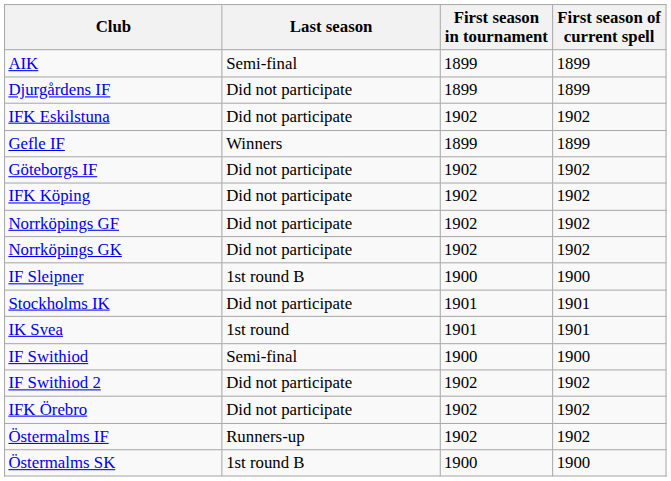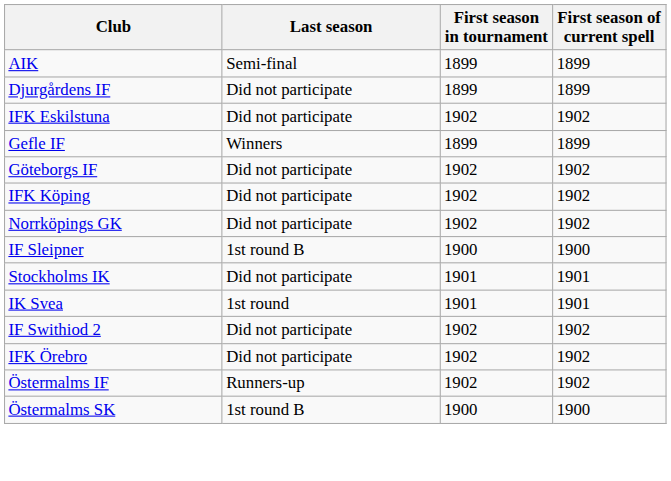- row: (64, 223)
- row: (48, 356)
